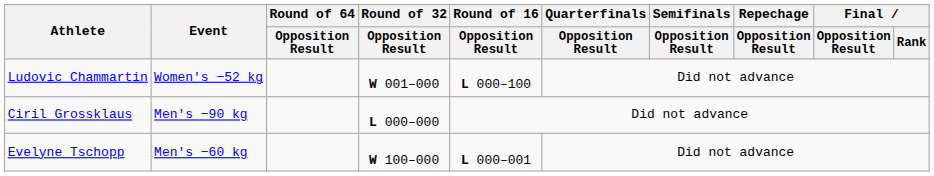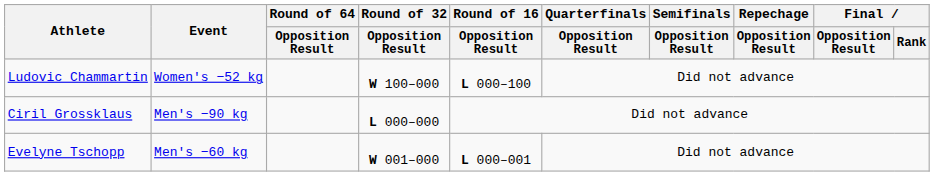(404, 85) W 001–000 -> (404, 85) W 100–000
(404, 160) W 100–000 -> (404, 160) W 001–000
